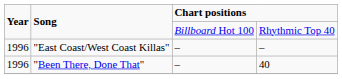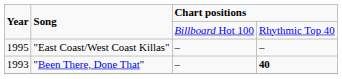(18, 47) 1996 -> (18, 47) 1995
(18, 64) 1996 -> (18, 64) 1993
(264, 64) normal -> (264, 64) bold
